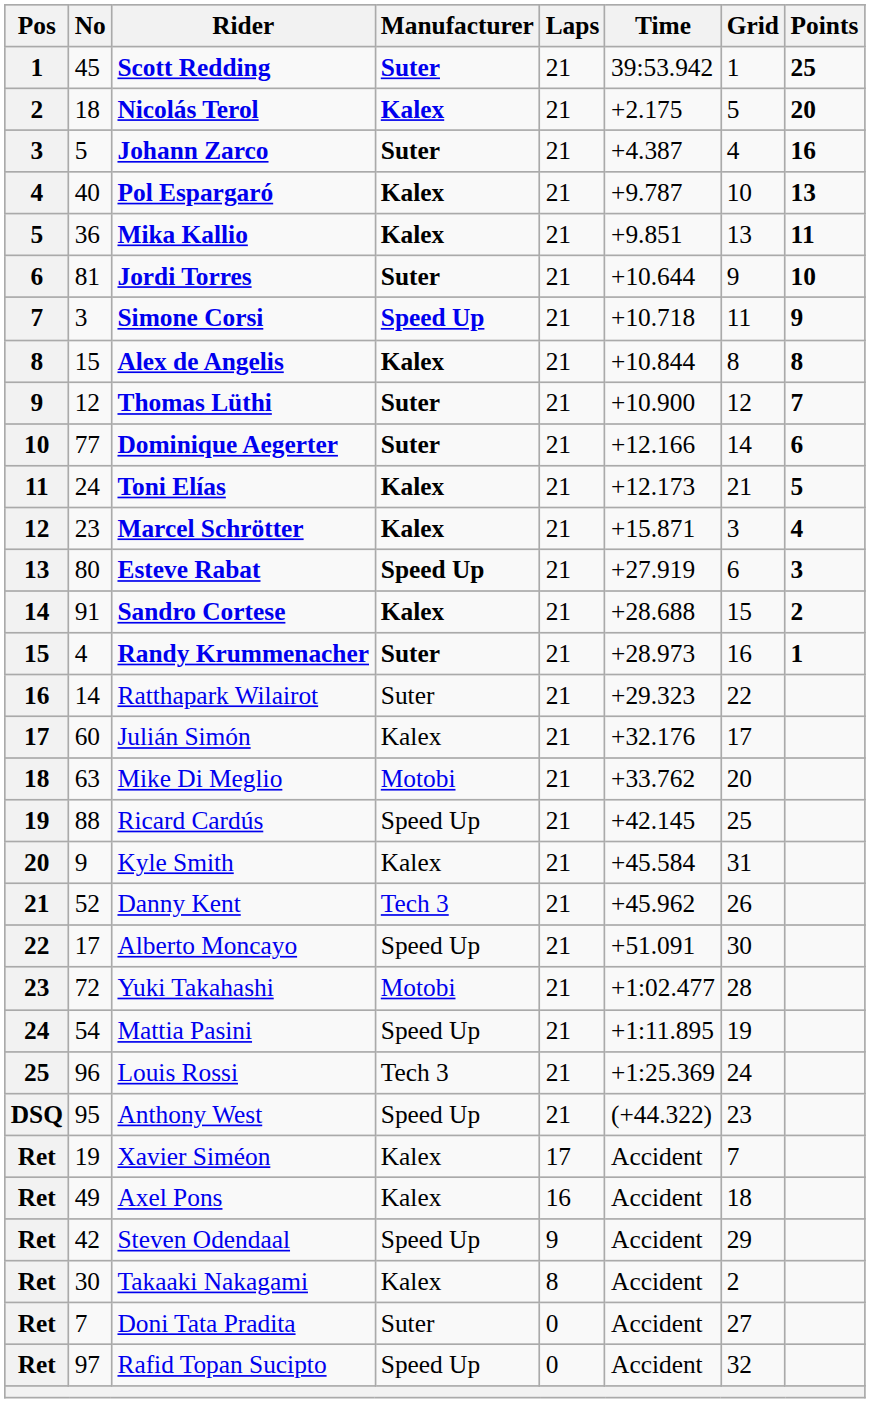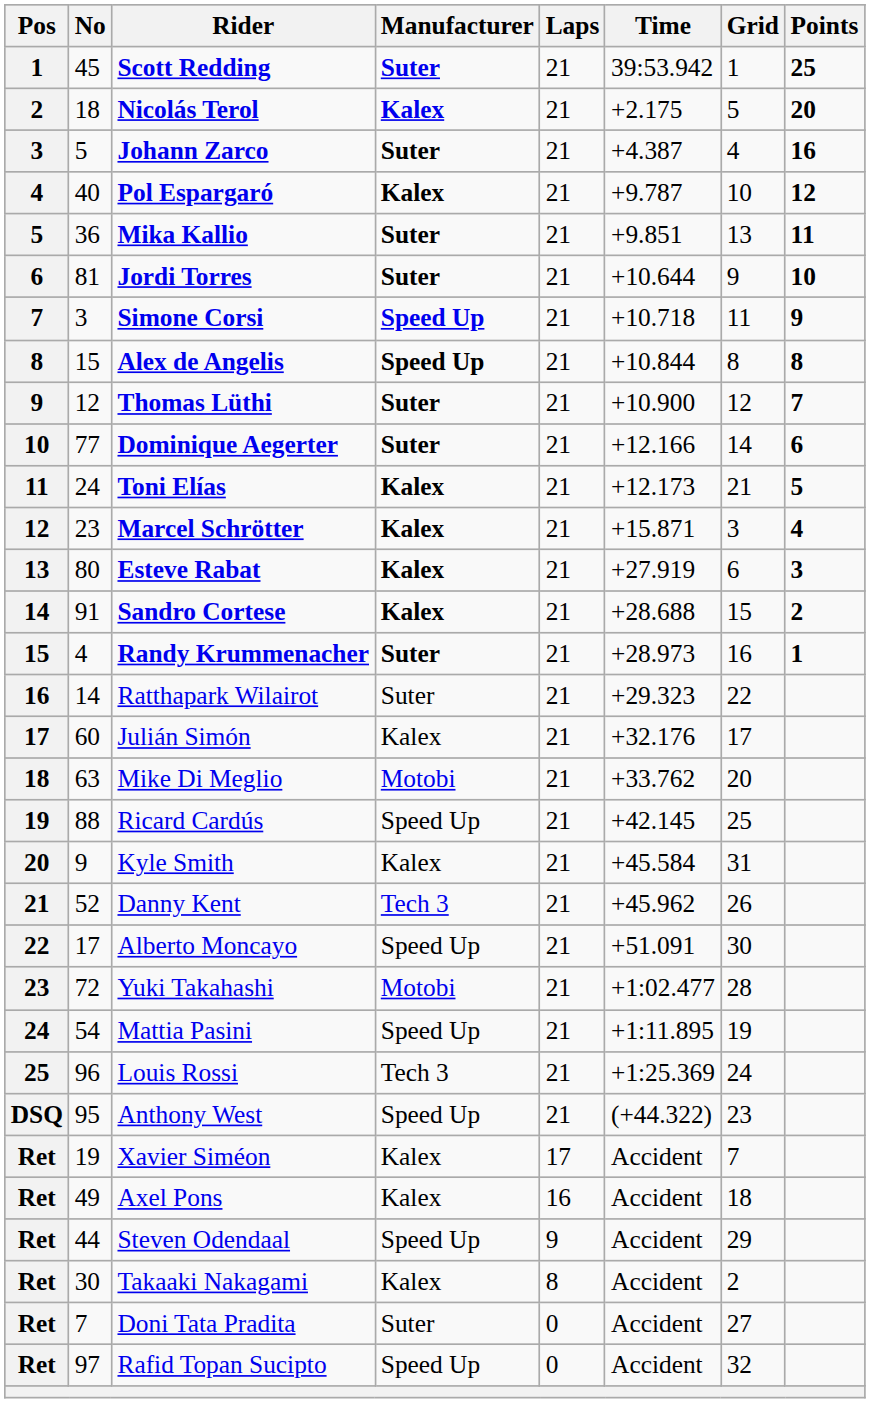(803, 193) 13 -> (803, 193) 12
(412, 234) Kalex -> (410, 234) Suter
(412, 360) Kalex -> (433, 360) Speed Up
(433, 569) Speed Up -> (412, 569) Kalex
(87, 1239) 42 -> (87, 1239) 44
